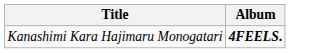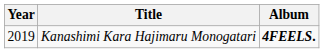+ column: (21, 15)
